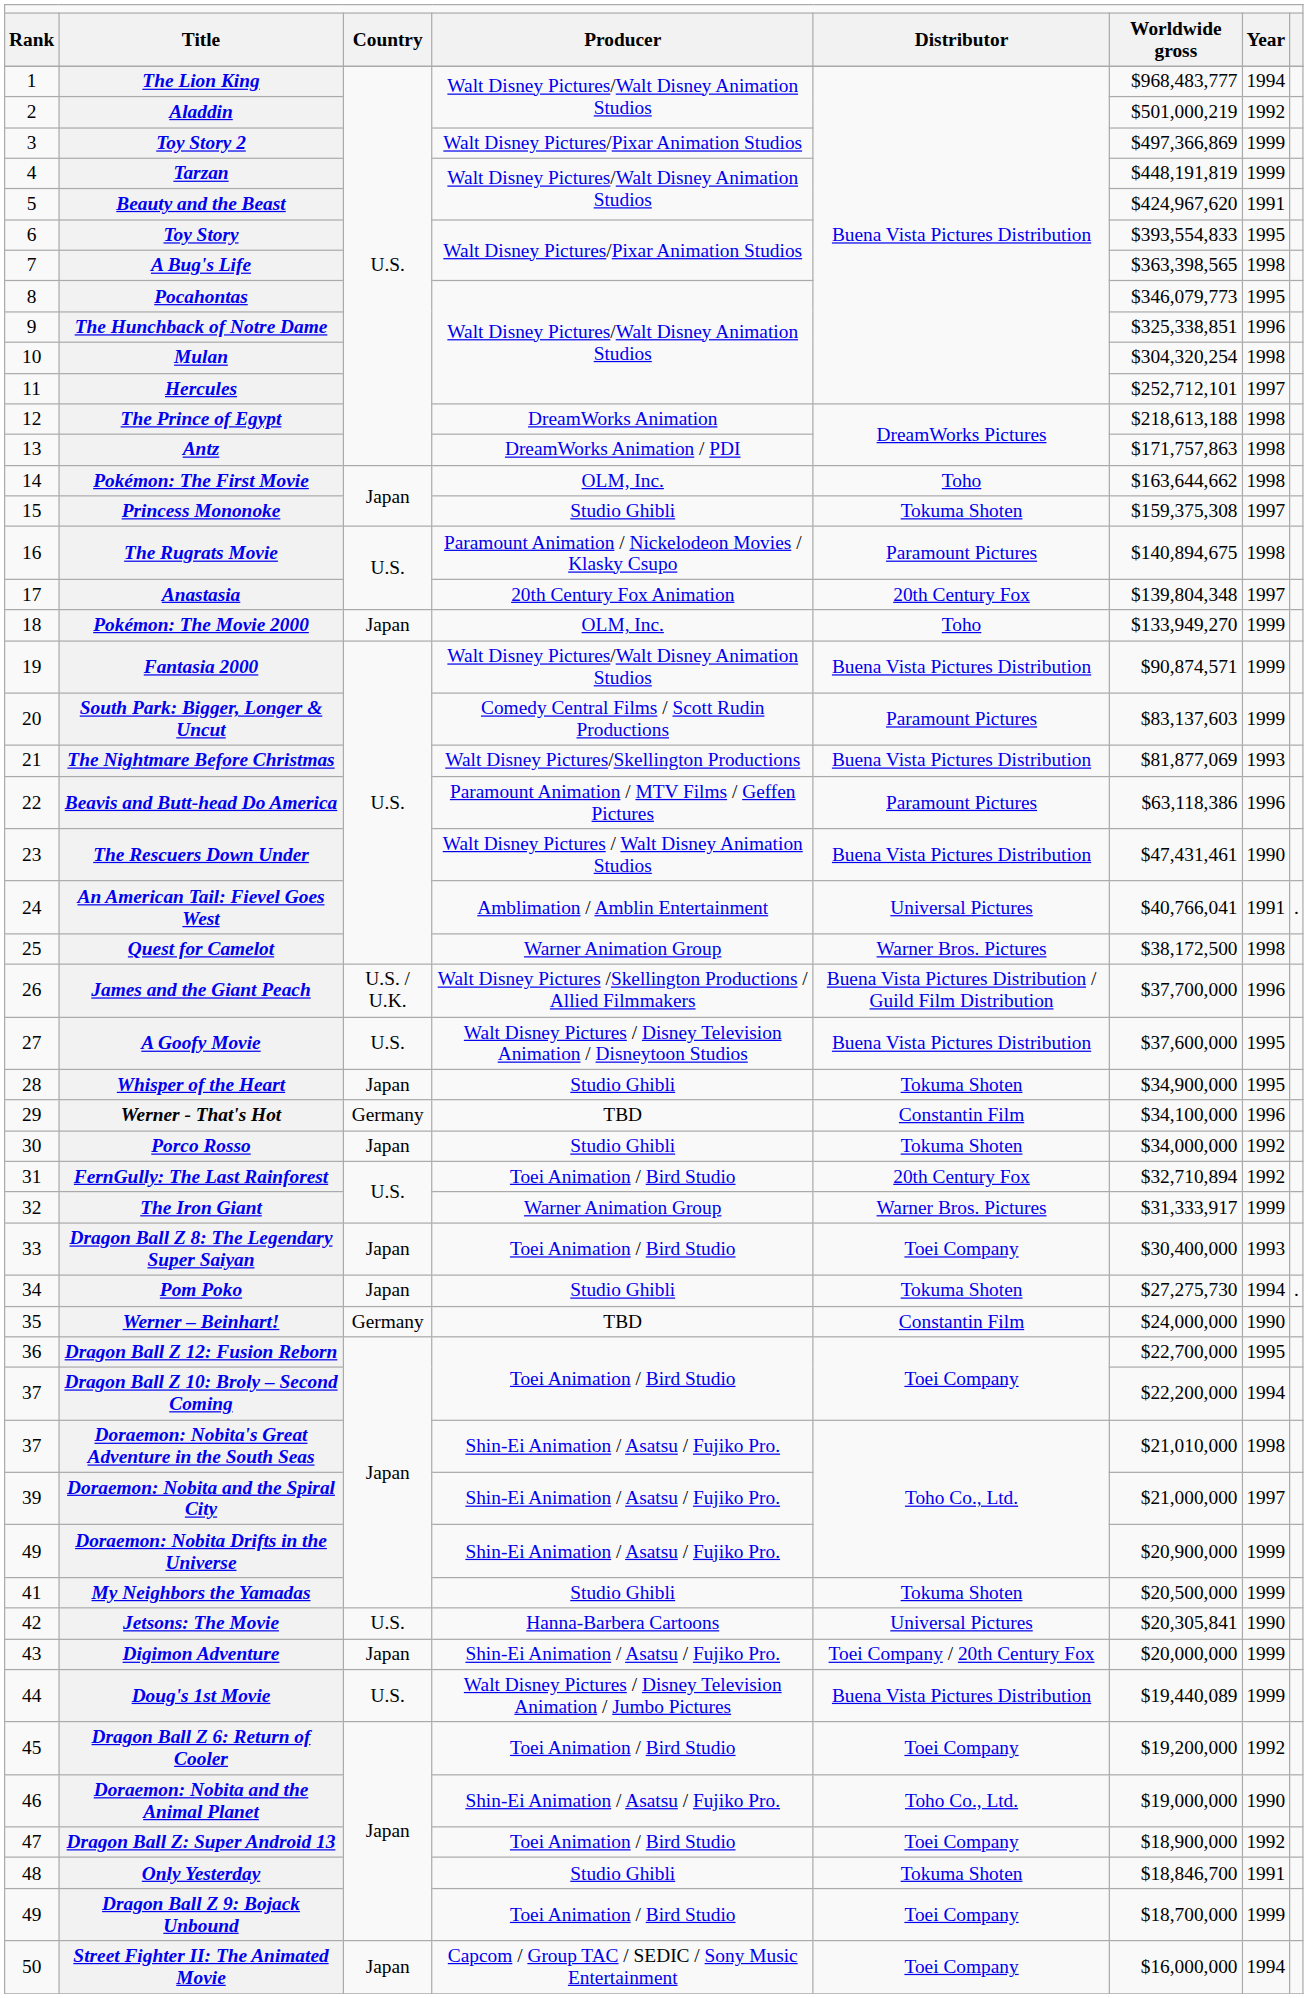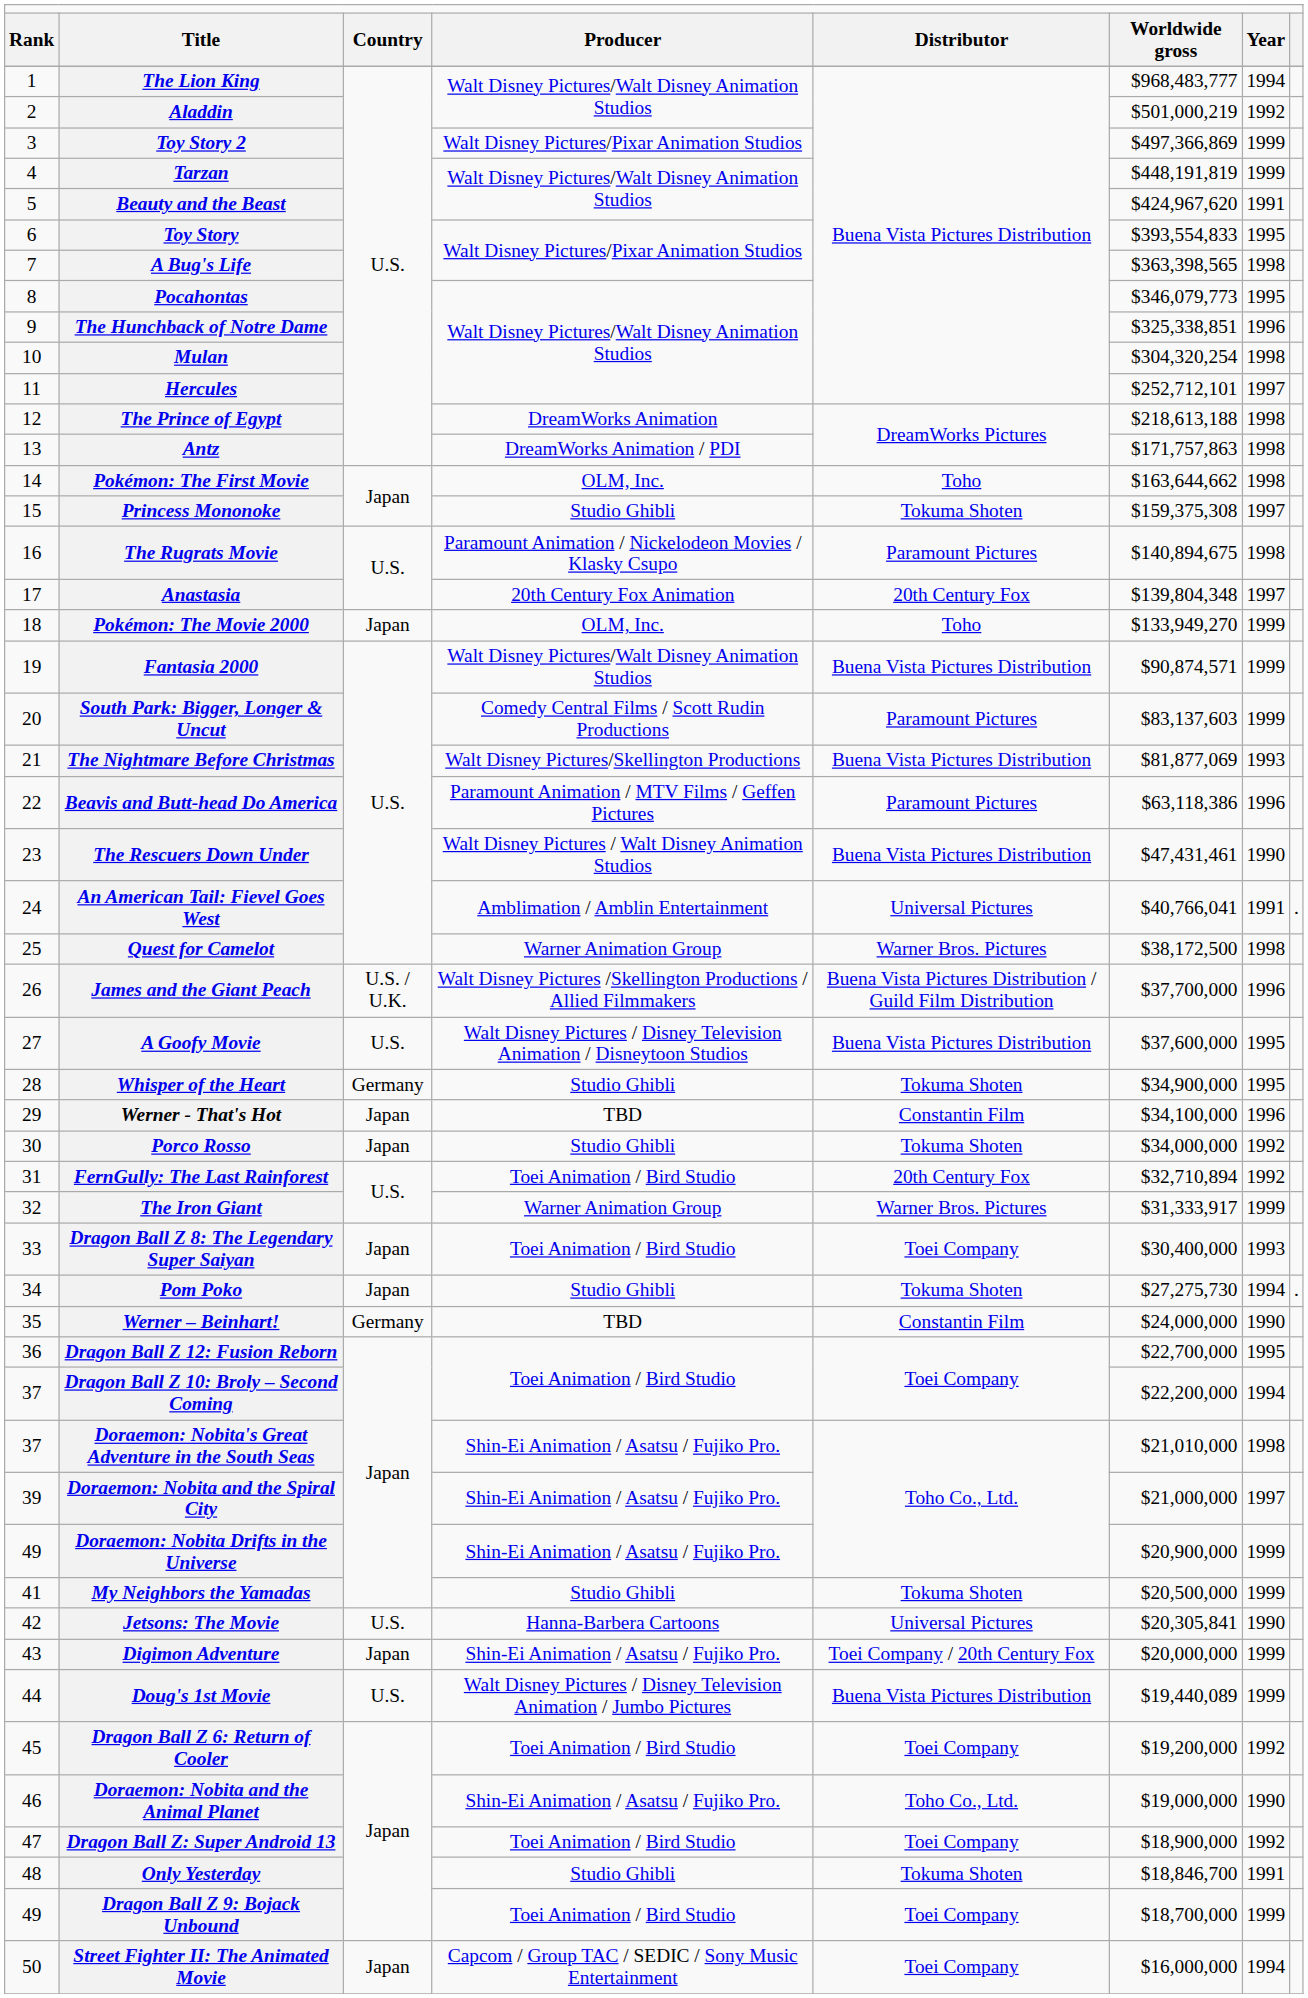(388, 1084) Japan -> (388, 1084) Germany
(388, 1115) Germany -> (388, 1115) Japan
